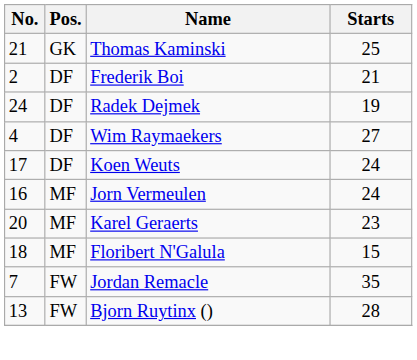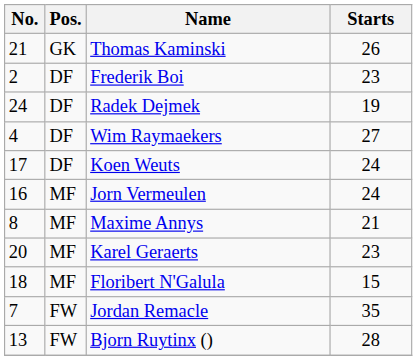(371, 48) 25 -> (371, 48) 26
(371, 77) 21 -> (371, 77) 23
+ row: (147, 223)
